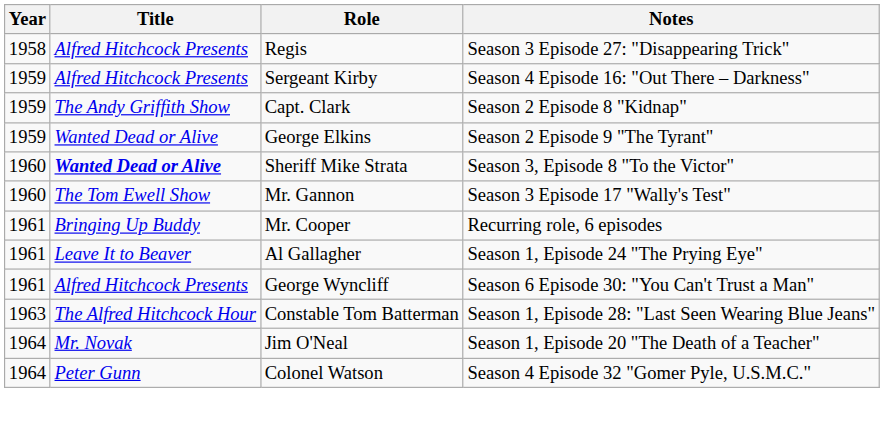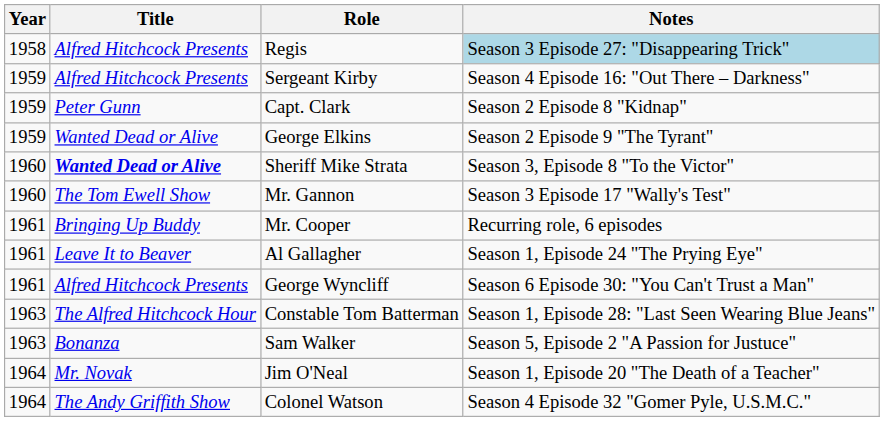(628, 48) no background -> (628, 48) lightblue background
(142, 107) The Andy Griffith Show -> (98, 107) Peter Gunn
+ row: (310, 343)
(98, 372) Peter Gunn -> (142, 401) The Andy Griffith Show
